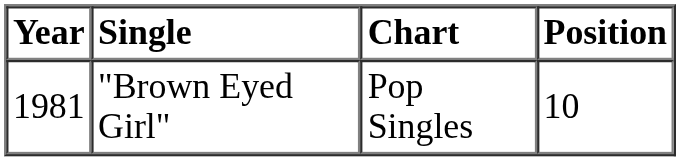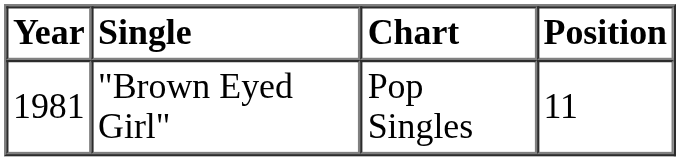(561, 106) 10 -> (561, 106) 11
